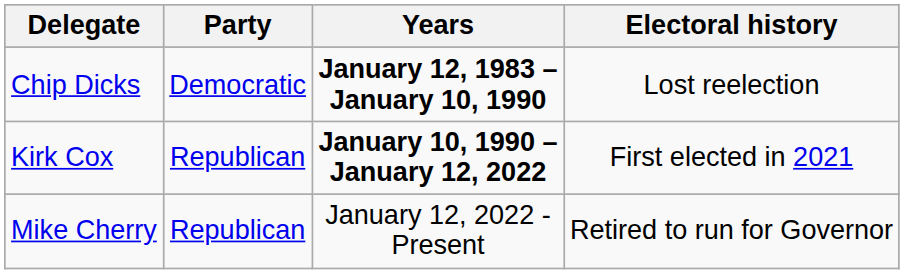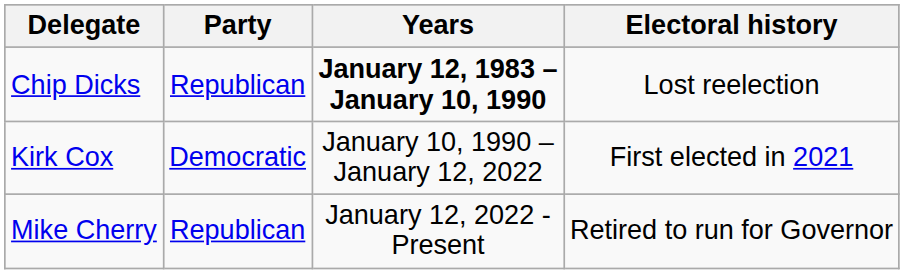(238, 84) Democratic -> (238, 84) Republican
(238, 157) Republican -> (238, 157) Democratic
(438, 157) bold -> (438, 157) normal
